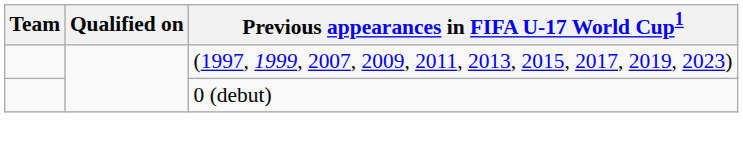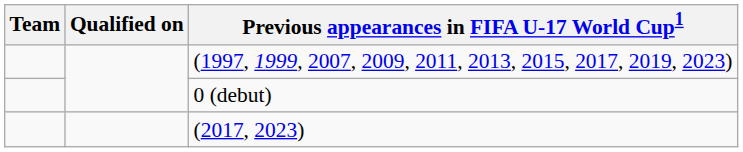+ row: (249, 129)
